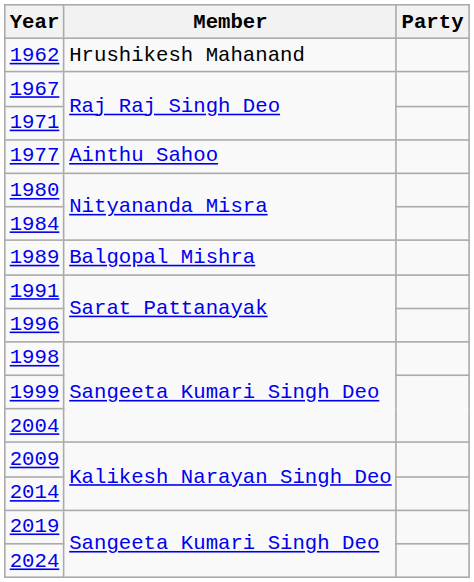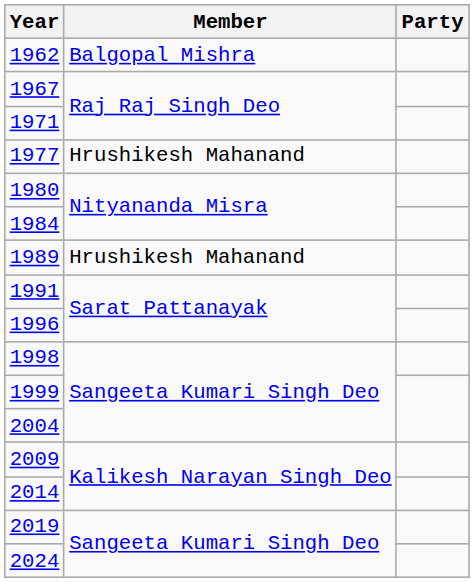(187, 55) Hrushikesh Mahanand -> (162, 55) Balgopal Mishra
(144, 156) Ainthu Sahoo -> (187, 156) Hrushikesh Mahanand
(162, 257) Balgopal Mishra -> (187, 257) Hrushikesh Mahanand
